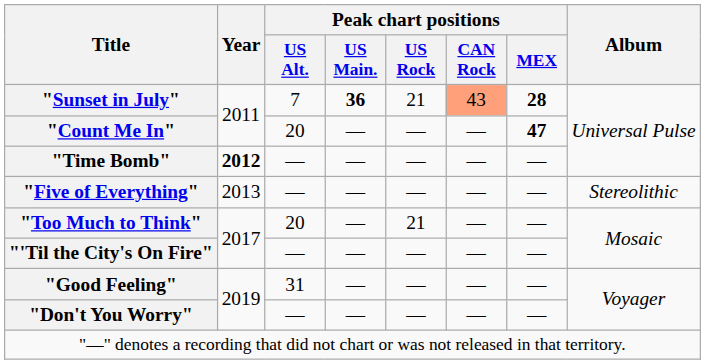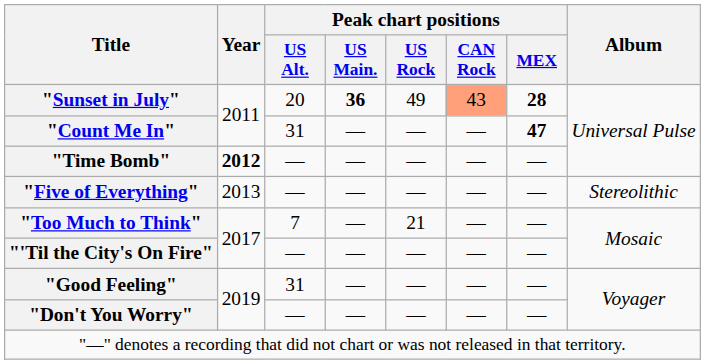(295, 99) 7 -> (295, 99) 20
(416, 99) 21 -> (416, 99) 49
(295, 130) 20 -> (295, 130) 31
(295, 222) 20 -> (295, 222) 7
